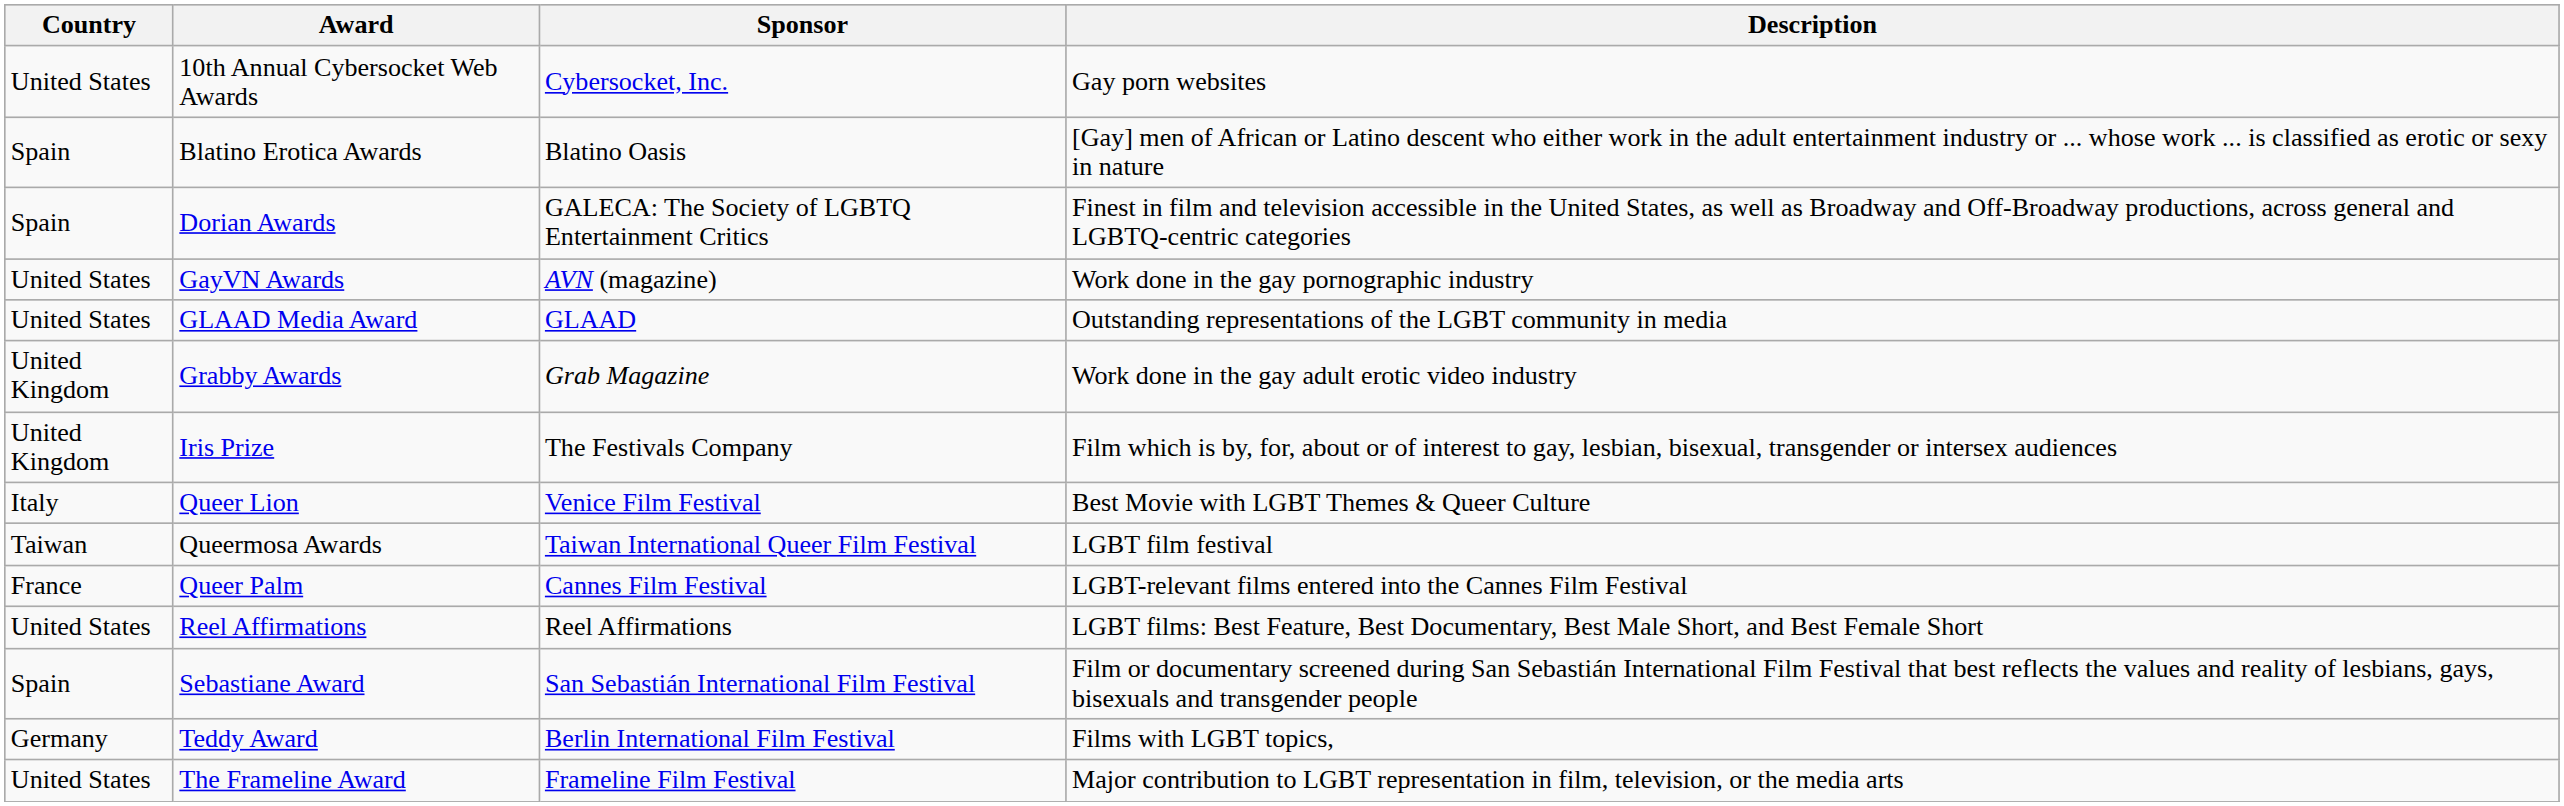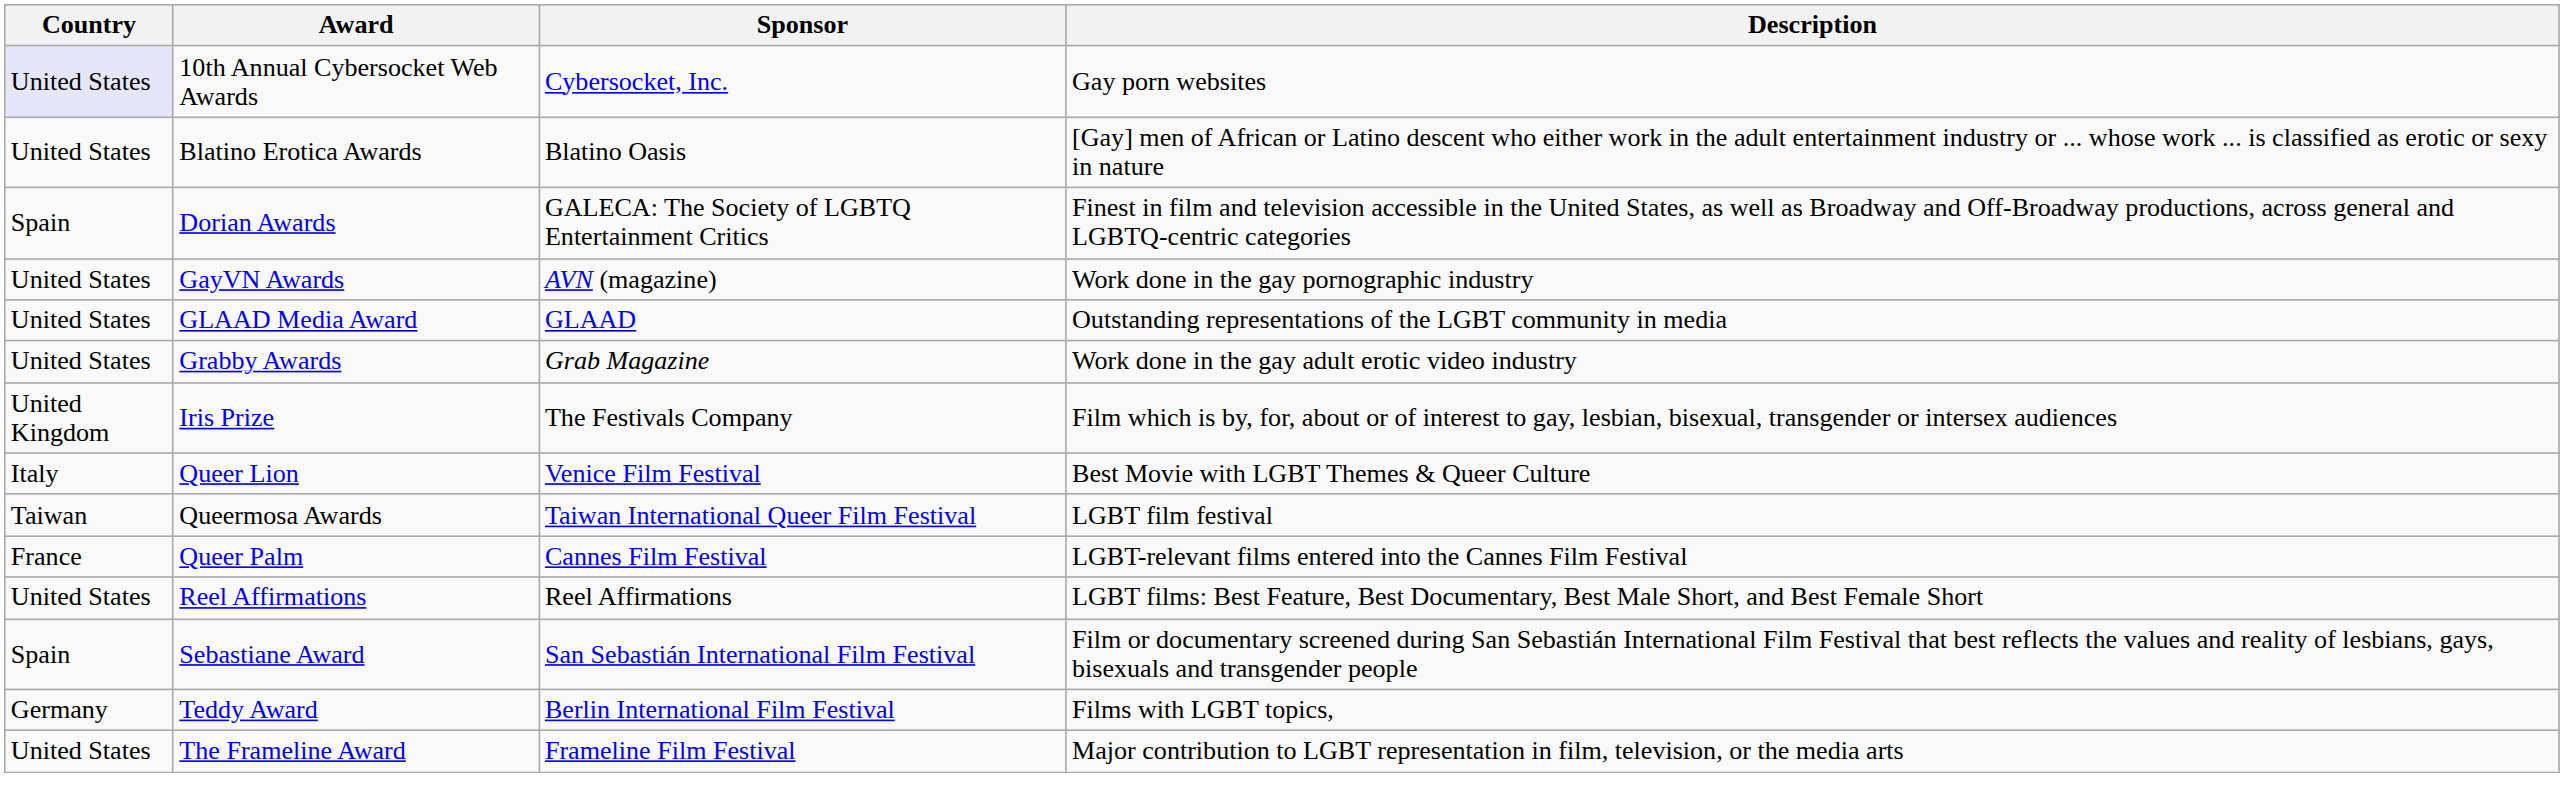(81, 81) no background -> (81, 81) lavender background
(41, 151) Spain -> (81, 151) United States
(60, 376) United Kingdom -> (81, 361) United States
